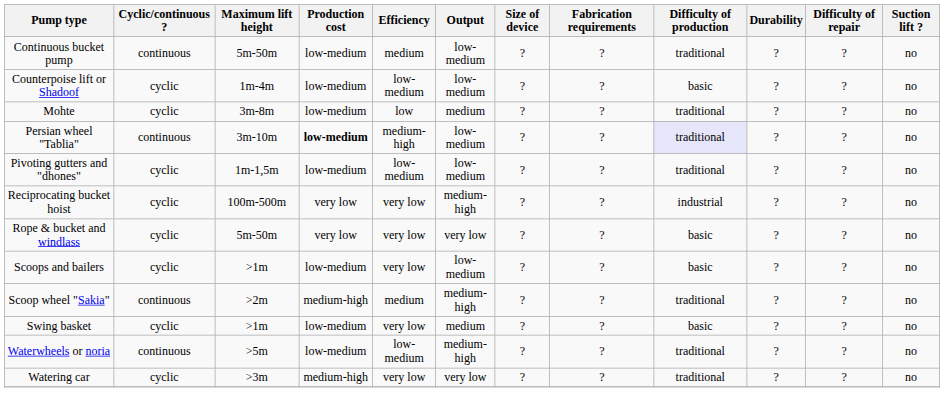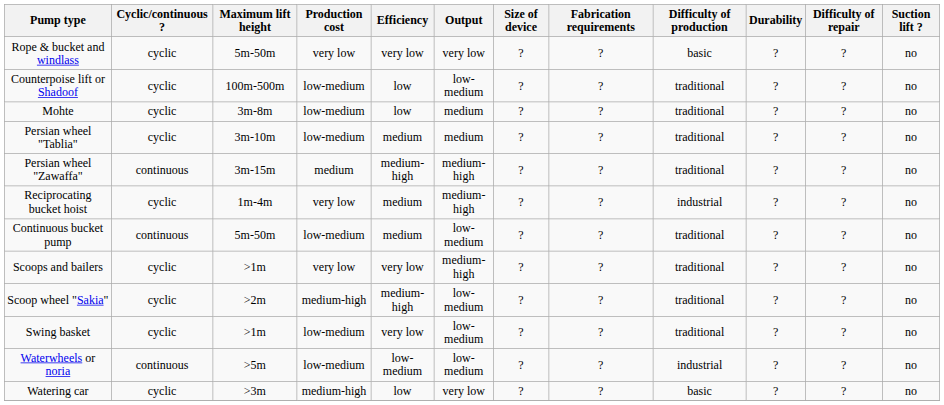rows swapped: (59, 53) <-> (59, 234)
(257, 85) 1m-4m -> (255, 85) 100m-500m
(404, 85) low-medium -> (403, 85) low
(700, 85) basic -> (700, 85) traditional
(164, 137) continuous -> (162, 137) cyclic
(336, 137) bold -> (334, 137) normal
(404, 137) medium-high -> (403, 137) medium
(465, 137) low-medium -> (464, 137) medium
(700, 137) lavender background -> (700, 137) no background
+ row: (58, 169)
- row: (59, 169)
(257, 202) 100m-500m -> (255, 202) 1m-4m
(404, 202) very low -> (403, 202) medium
(336, 267) low-medium -> (334, 267) very low
(465, 267) low-medium -> (464, 267) medium-high
(700, 267) basic -> (700, 267) traditional
(164, 300) continuous -> (162, 300) cyclic
(404, 300) medium -> (403, 300) medium-high
(465, 300) medium-high -> (464, 300) low-medium
(465, 325) medium -> (464, 332) low-medium
(700, 325) basic -> (700, 332) traditional
(465, 351) medium-high -> (464, 365) low-medium
(700, 351) traditional -> (700, 365) industrial
(404, 377) very low -> (403, 390) low
(700, 377) traditional -> (700, 390) basic
